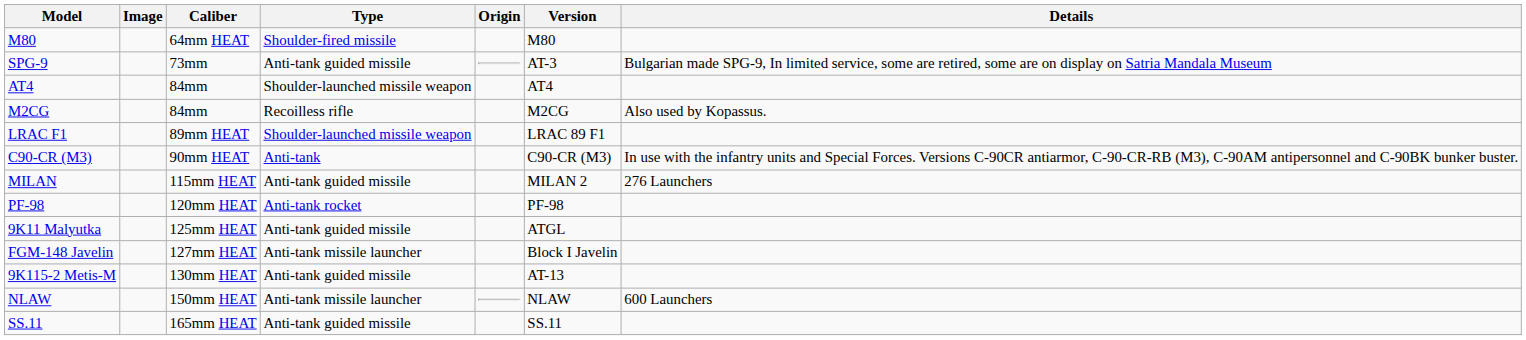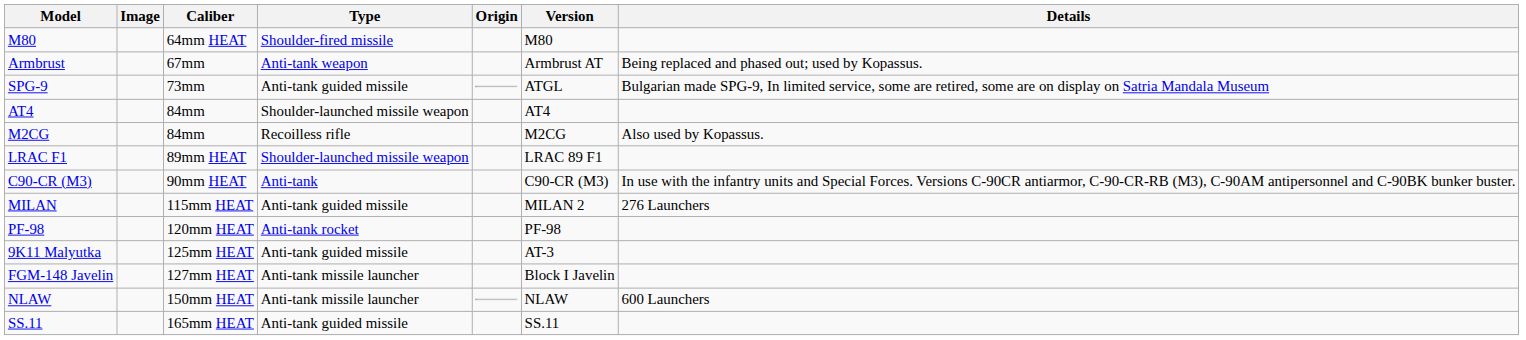+ row: (36, 63)
(542, 63) AT-3 -> (544, 87) ATGL
(546, 228) ATGL -> (539, 252) AT-3
- row: (62, 275)
